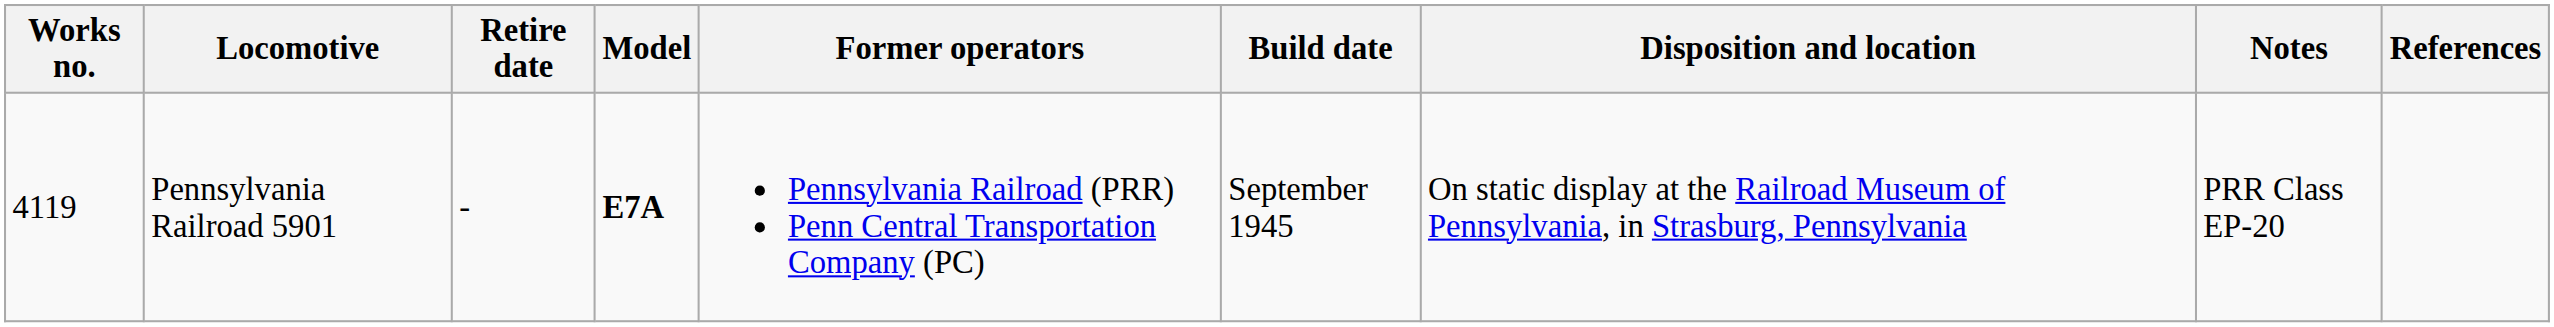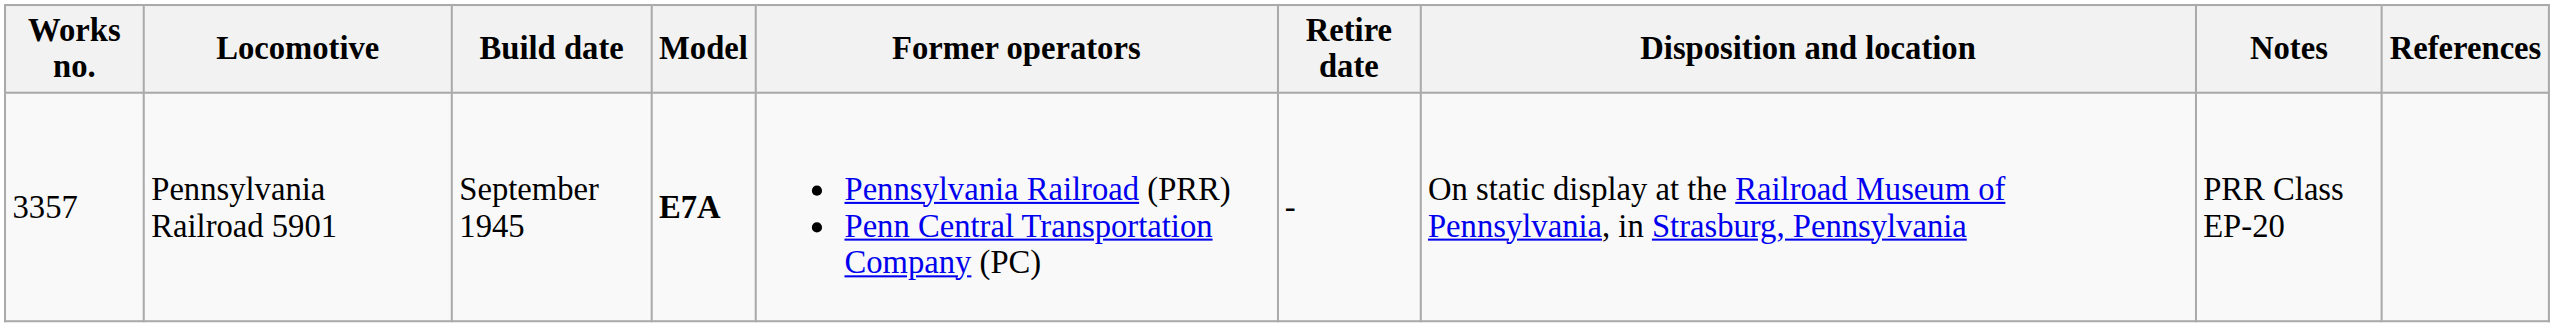columns swapped: (1321, 48) <-> (523, 48)
(45, 206) 4119 -> (45, 206) 3357
